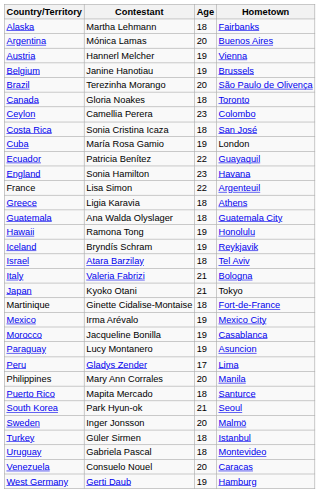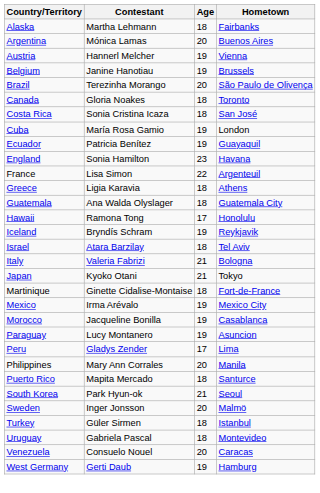- row: (21, 115)
(202, 159) 22 -> (202, 144) 19
(202, 232) 19 -> (202, 217) 17
